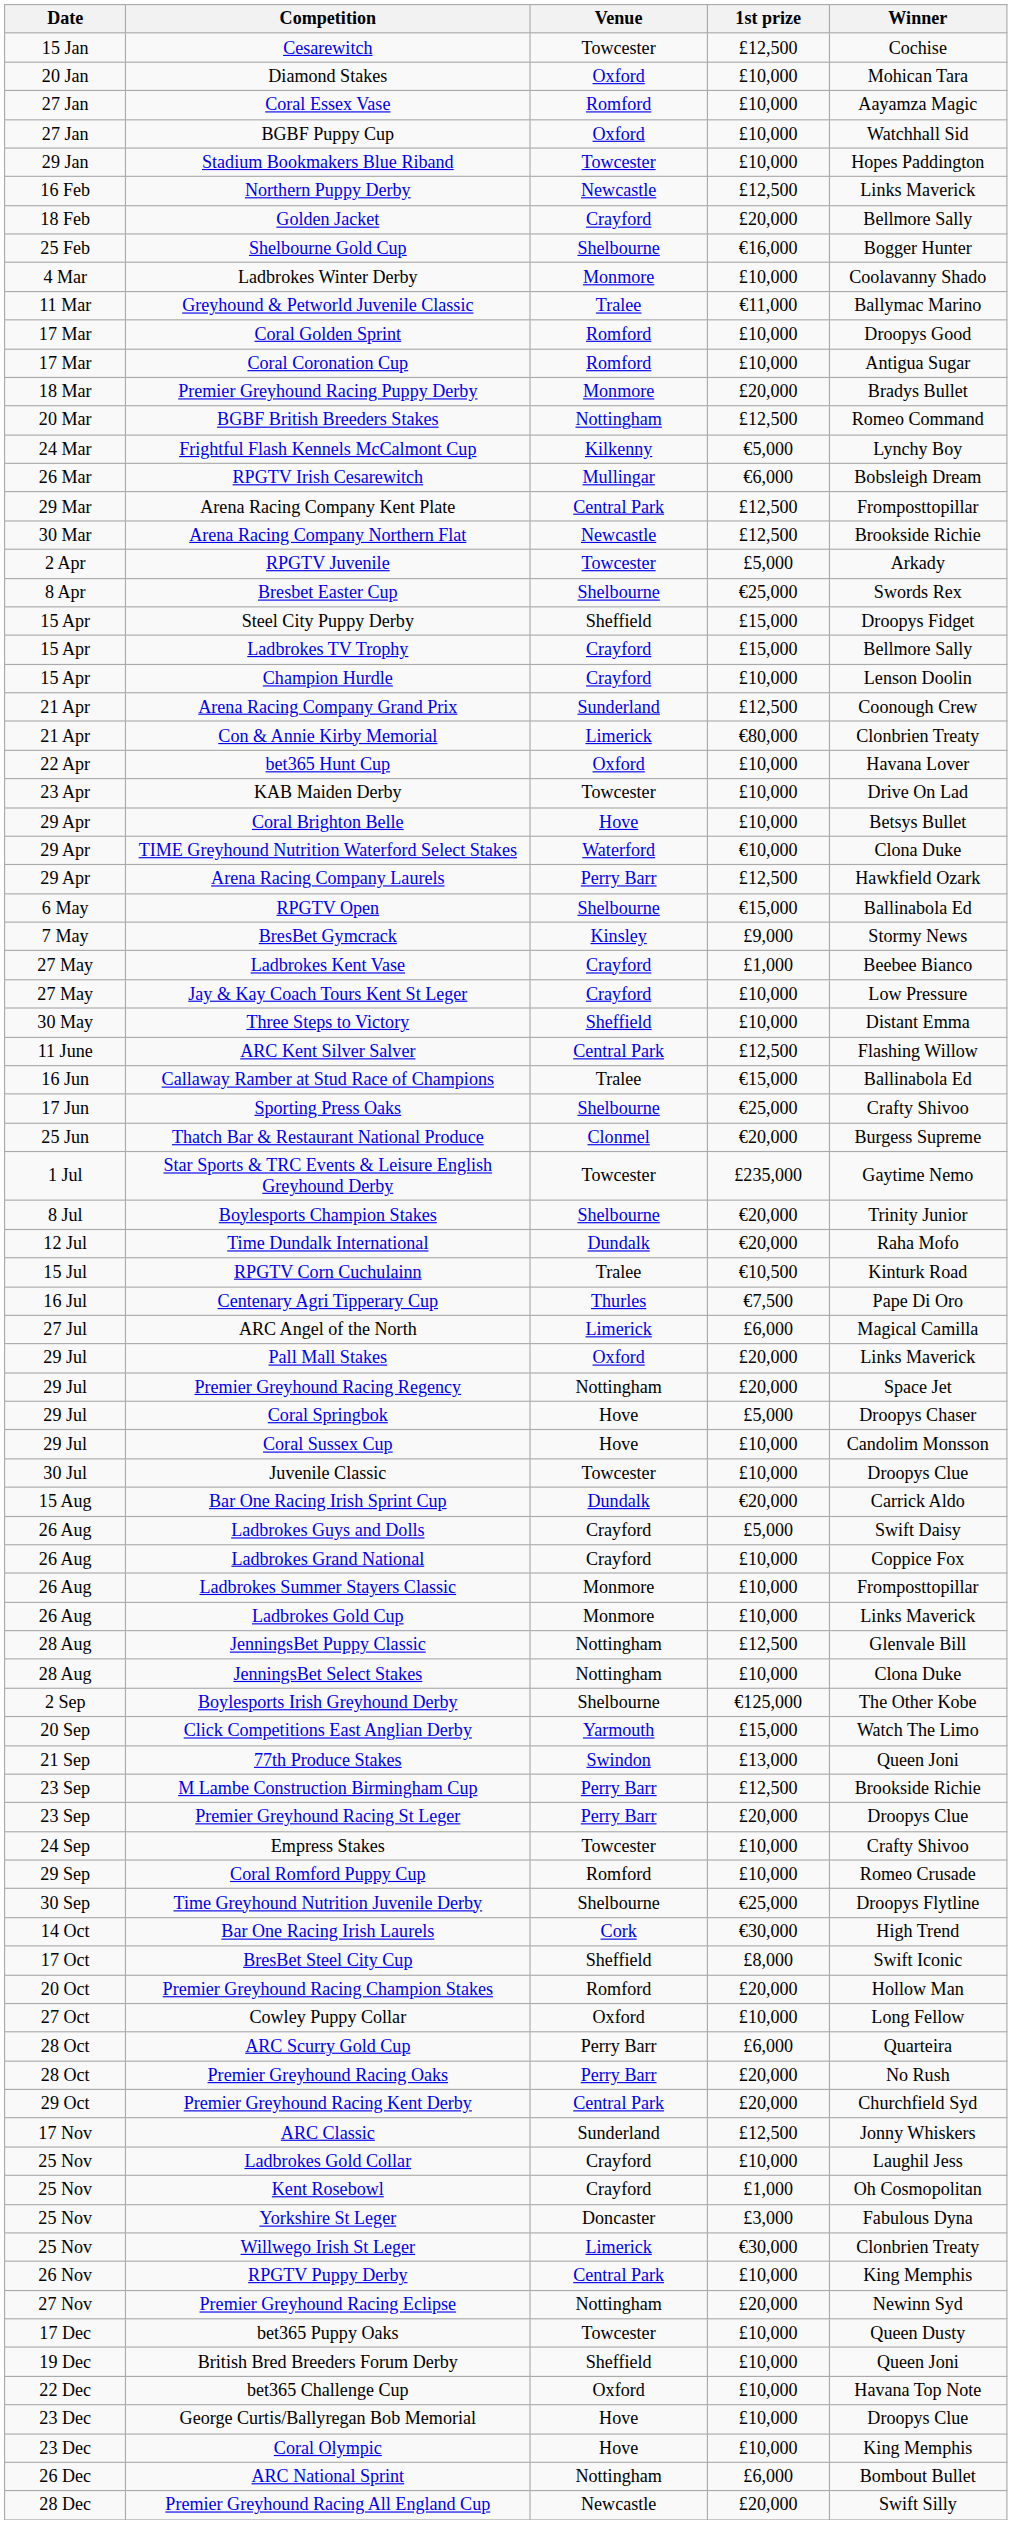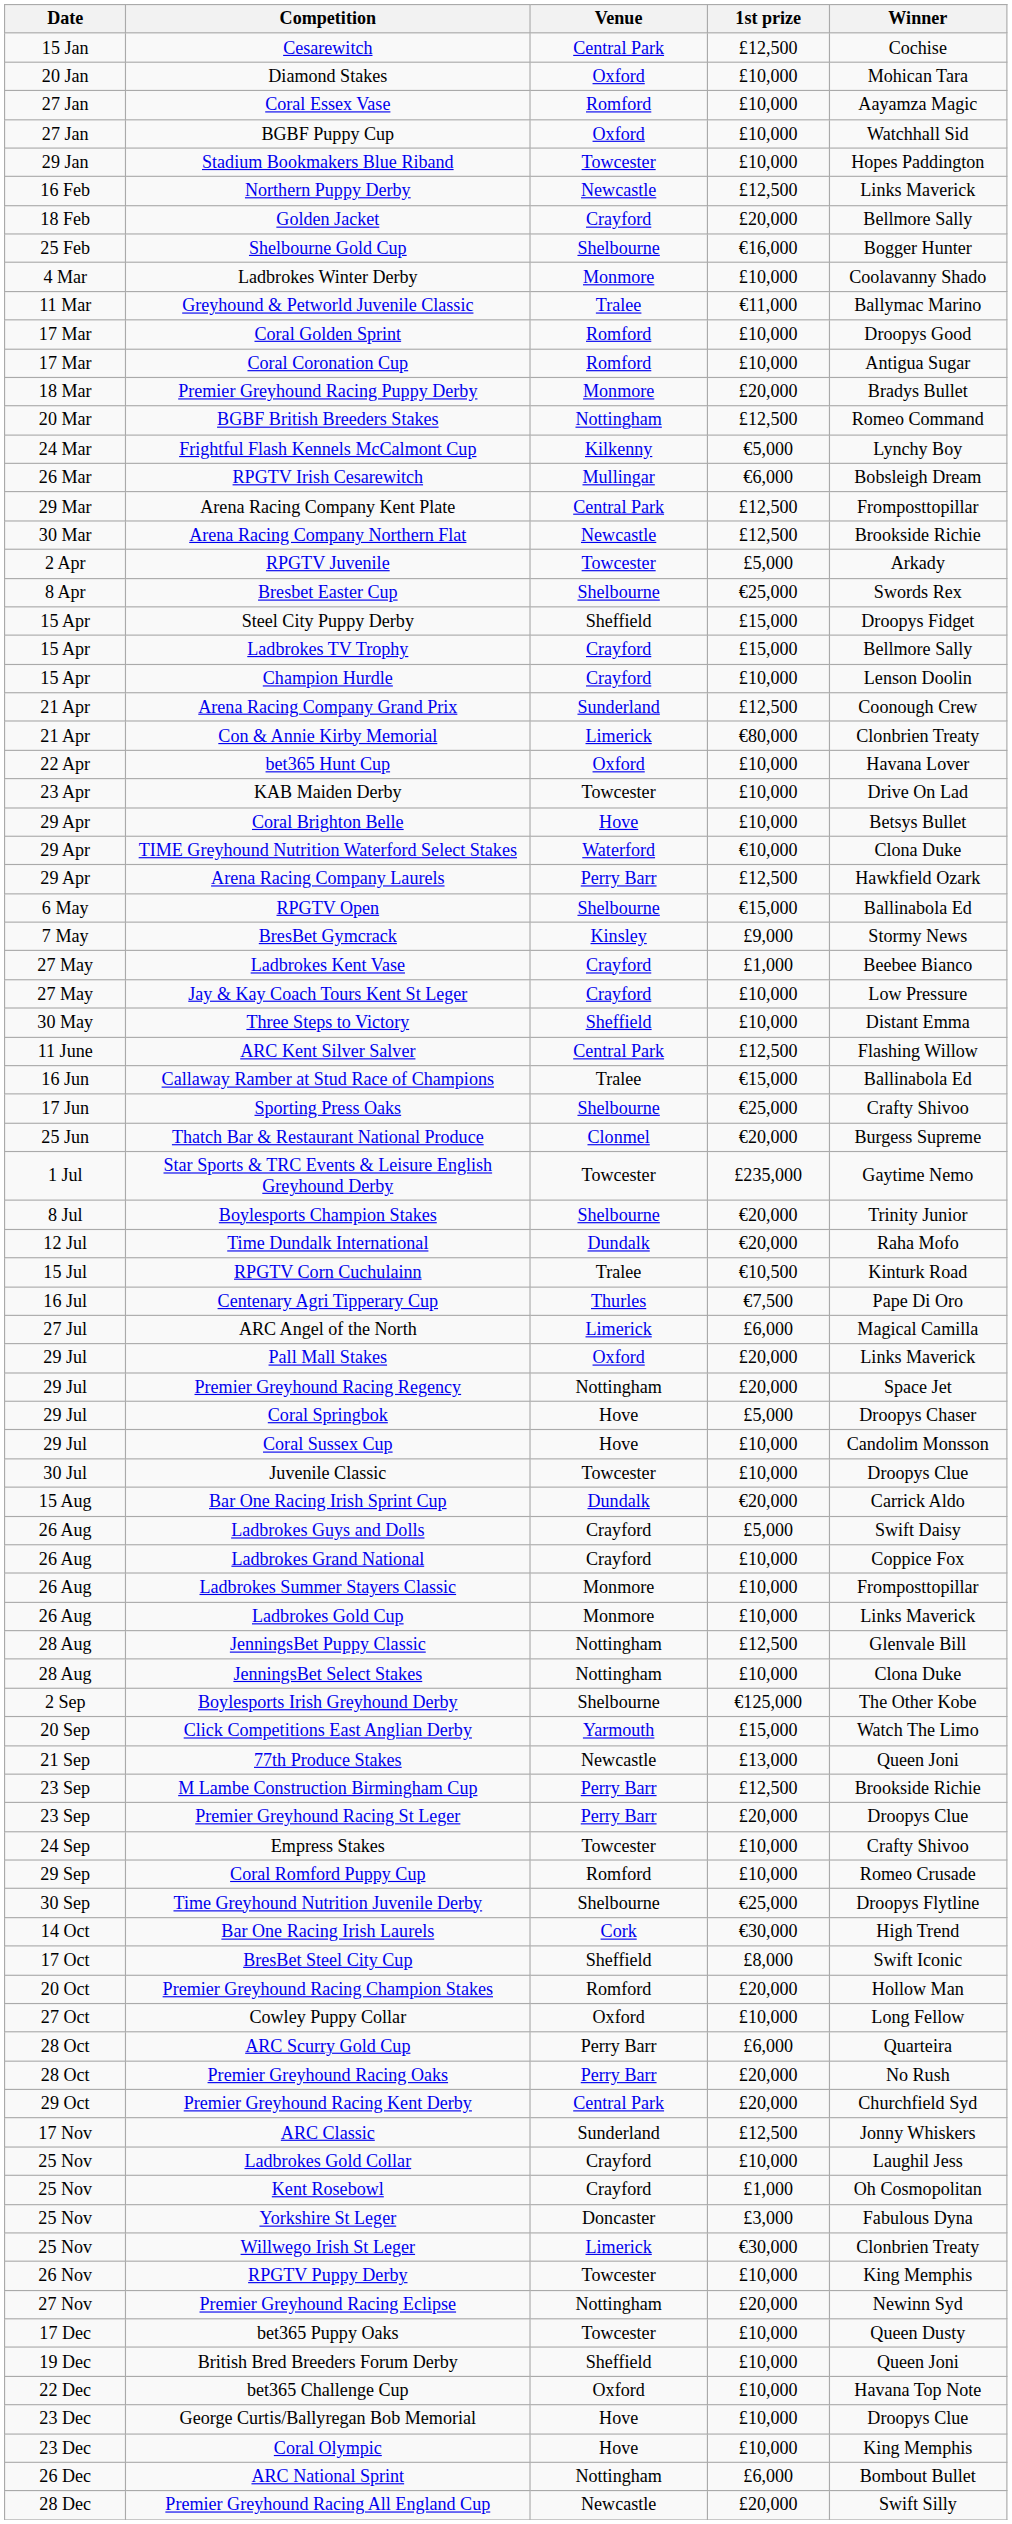(619, 47) Towcester -> (619, 47) Central Park
(619, 1759) Swindon -> (619, 1759) Newcastle
(619, 2275) Central Park -> (619, 2275) Towcester
